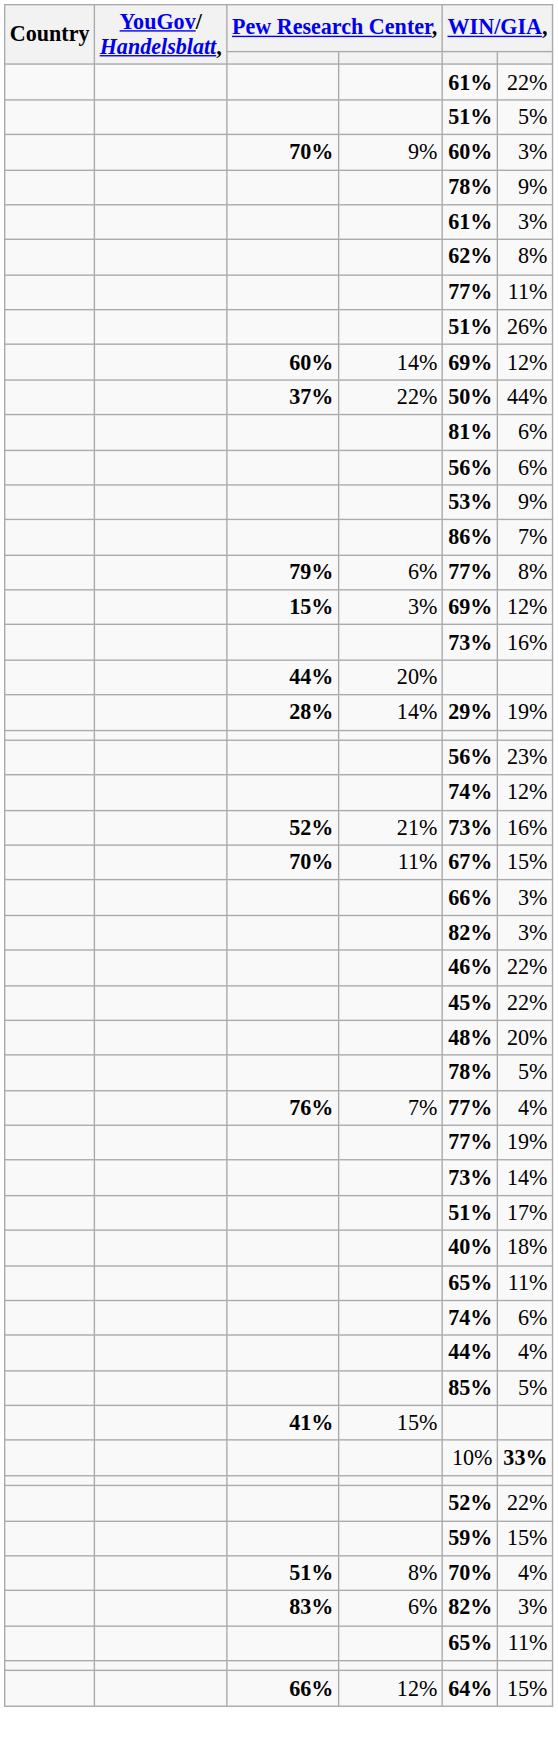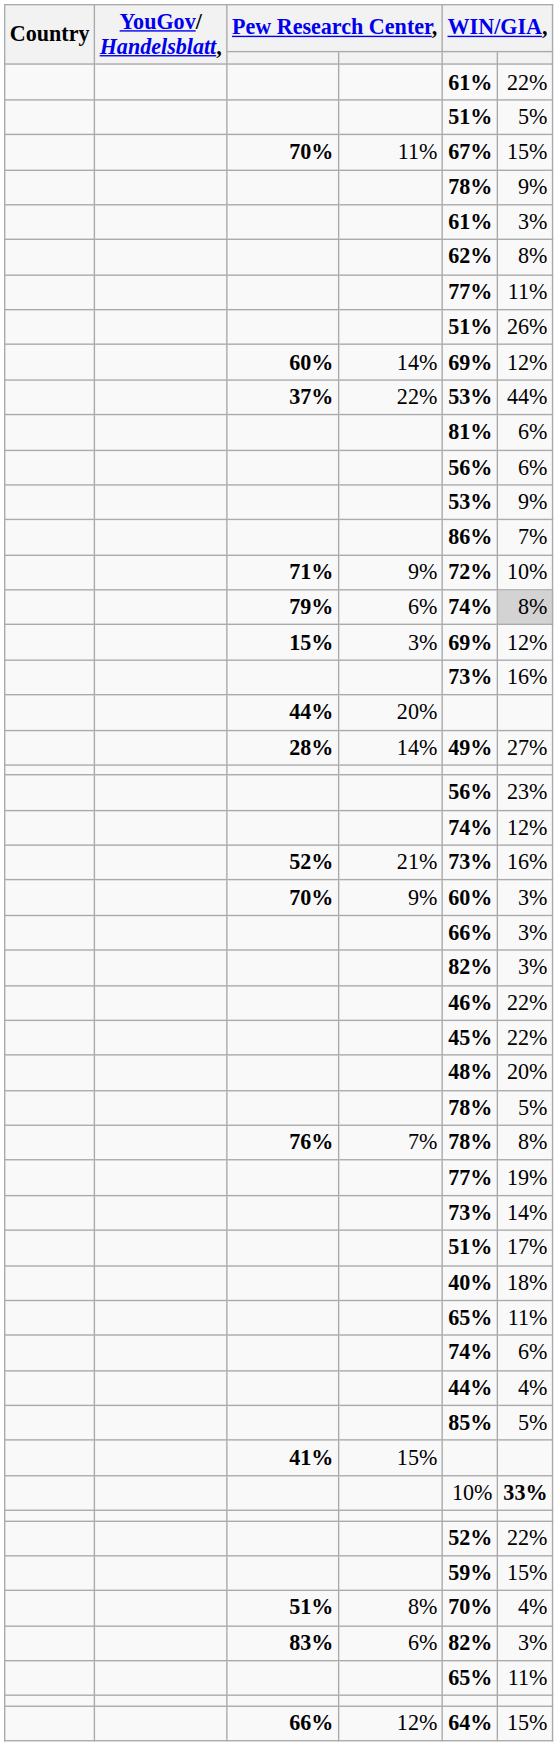rows swapped: (311, 862) <-> (311, 151)
(470, 397) 50% -> (470, 397) 53%
+ row: (311, 572)
(470, 572) 77% -> (470, 607) 74%
(533, 572) no background -> (533, 607) lightgrey background
(470, 712) 29% -> (470, 747) 49%
(527, 712) 19% -> (527, 747) 27%
(470, 1107) 77% -> (470, 1142) 78%
(533, 1107) 4% -> (533, 1142) 8%
